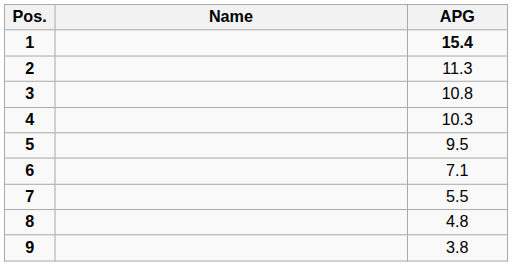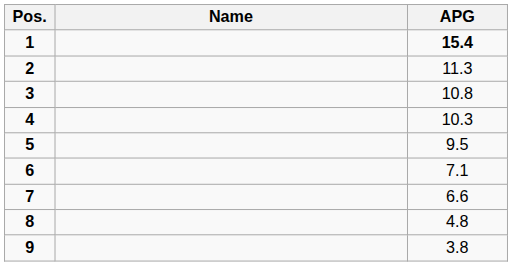(457, 196) 5.5 -> (457, 196) 6.6
